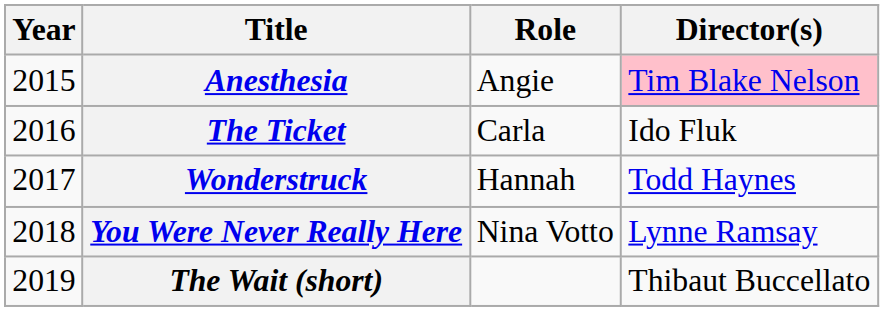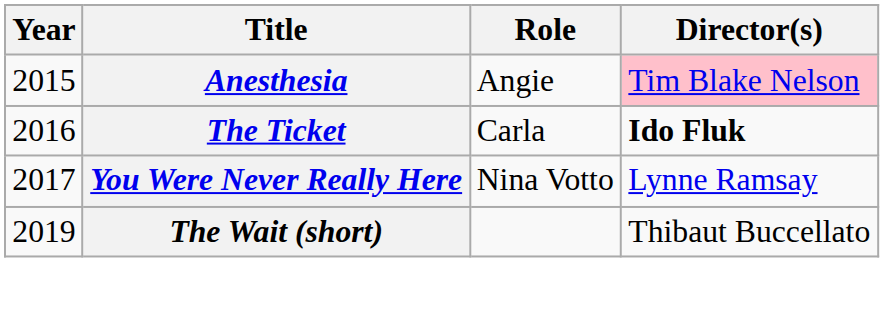(682, 130) normal -> (687, 130) bold
- row: (276, 180)
(44, 230) 2018 -> (44, 180) 2017
